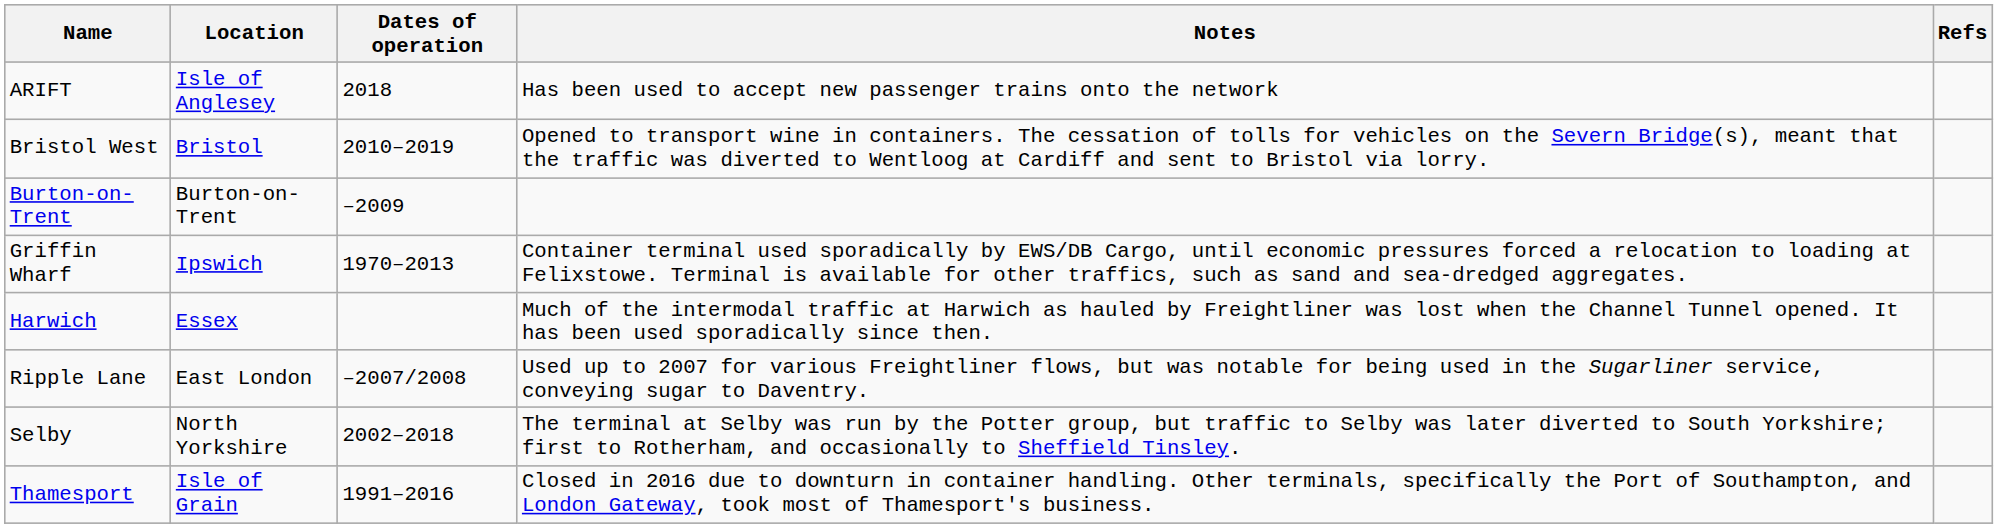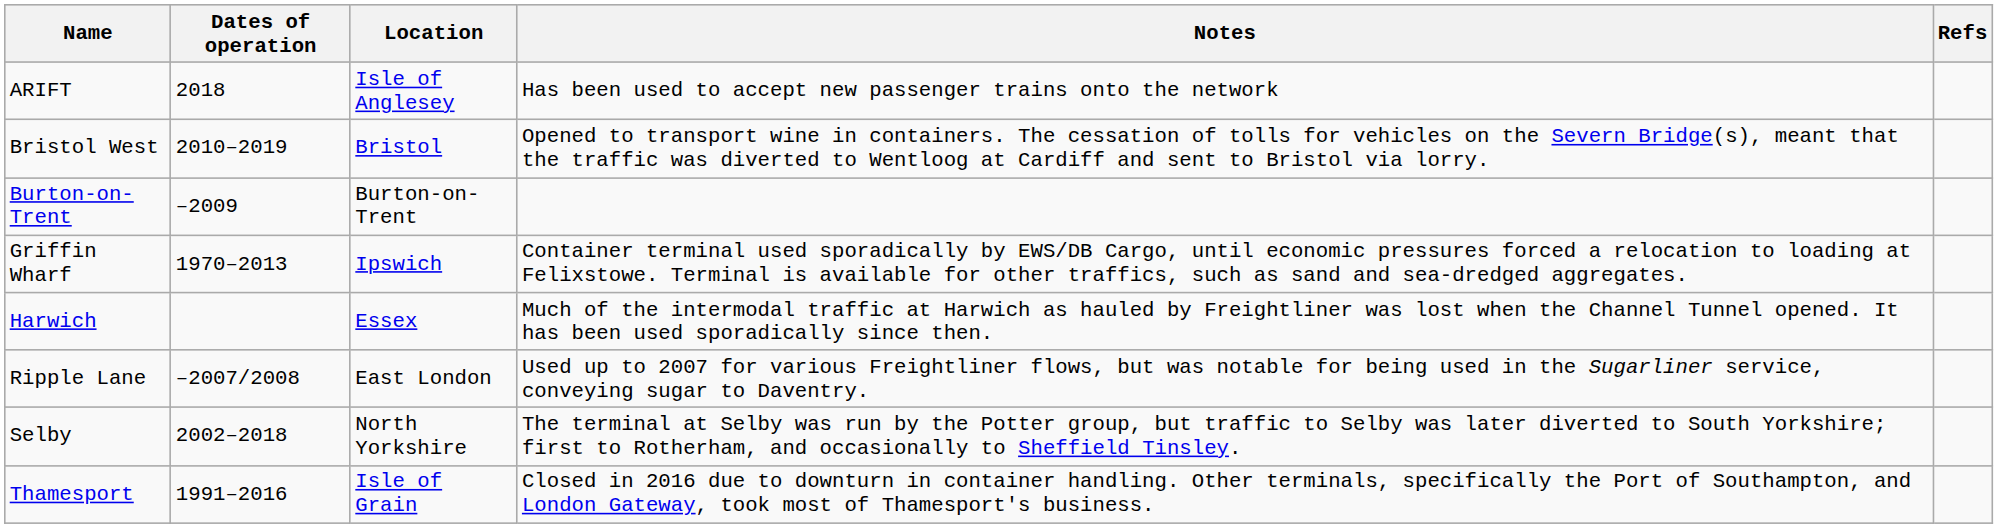columns swapped: (254, 34) <-> (427, 34)
